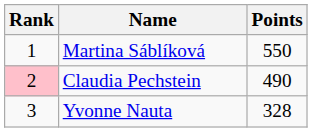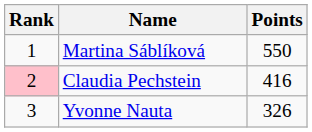(277, 80) 490 -> (277, 80) 416
(277, 111) 328 -> (277, 111) 326
